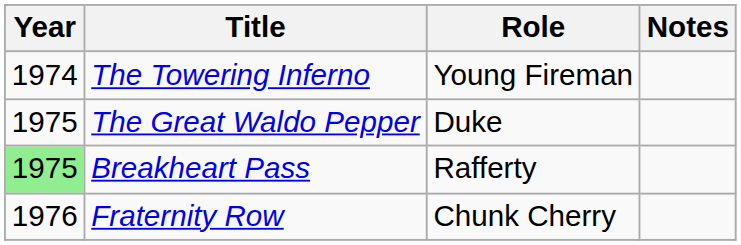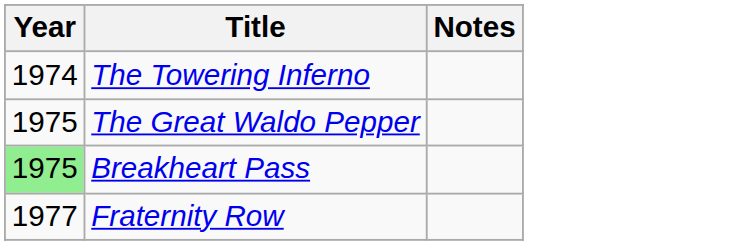- column: (533, 27)
(45, 215) 1976 -> (45, 215) 1977
